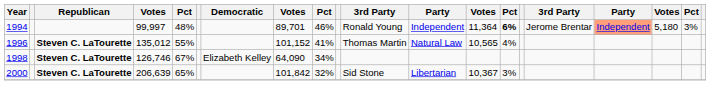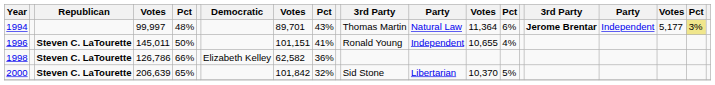(324, 27) 46% -> (324, 27) 43%
(372, 27) Ronald Young -> (375, 27) Thomas Martin
(438, 27) Independent -> (436, 27) Natural Law
(509, 27) bold -> (509, 27) normal
(559, 27) normal -> (561, 27) bold
(623, 27) lightsalmon background -> (628, 27) no background
(666, 27) 5,180 -> (671, 27) 5,177
(691, 27) no background -> (696, 27) khaki background
(153, 42) 135,012 -> (153, 42) 145,011
(185, 42) 55% -> (185, 42) 50%
(293, 42) 101,152 -> (293, 42) 101,151
(375, 42) Thomas Martin -> (372, 42) Ronald Young
(436, 42) Natural Law -> (438, 42) Independent
(483, 42) 10,565 -> (483, 42) 10,655
(153, 57) 126,746 -> (153, 57) 126,786
(185, 57) 67% -> (185, 57) 66%
(290, 57) 64,090 -> (290, 57) 62,582
(324, 57) 34% -> (324, 57) 36%
(483, 73) 10,367 -> (483, 73) 10,370
(509, 73) 3% -> (509, 73) 5%
